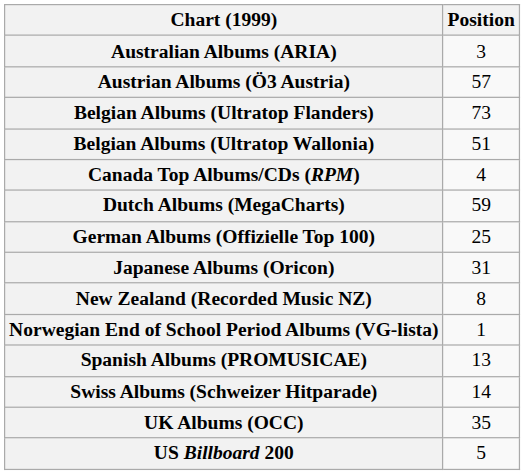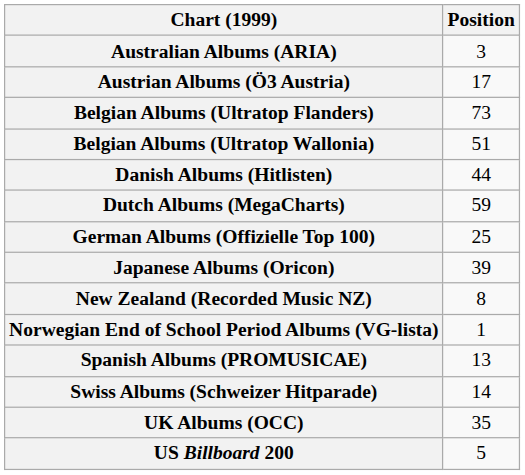(481, 81) 57 -> (481, 81) 17
- row: (224, 174)
+ row: (224, 174)
(481, 267) 31 -> (481, 267) 39
